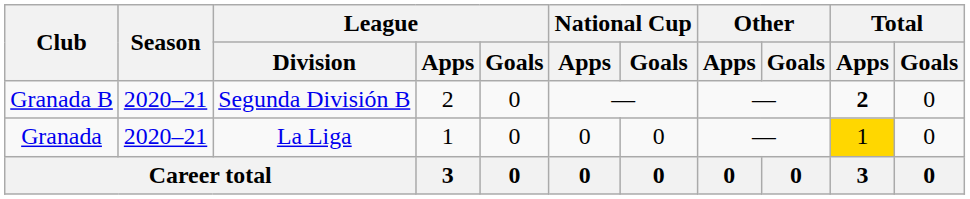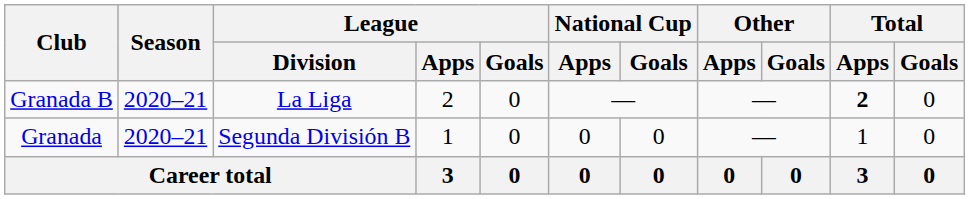(314, 99) Segunda División B -> (314, 99) La Liga
(314, 136) La Liga -> (314, 136) Segunda División B
(862, 136) gold background -> (862, 136) no background
